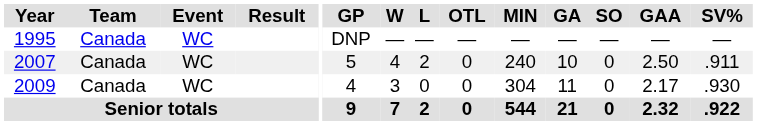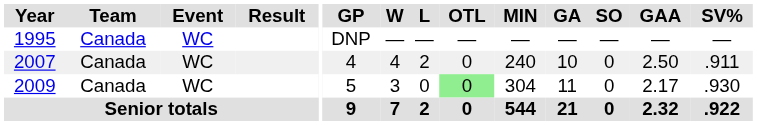(351, 62) 5 -> (351, 62) 4
(351, 85) 4 -> (351, 85) 5
(467, 85) no background -> (467, 85) lightgreen background
